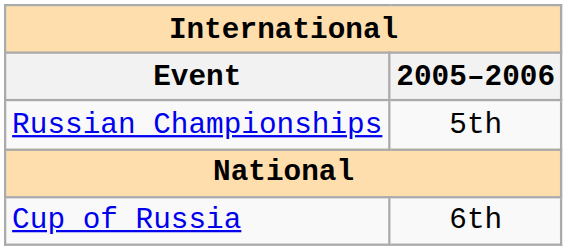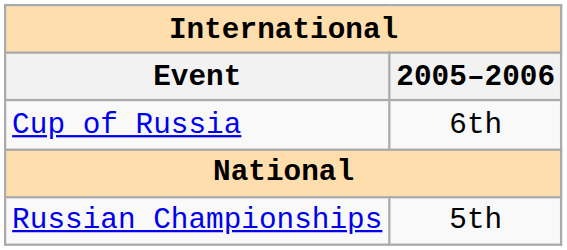rows swapped: (127, 221) <-> (197, 125)
